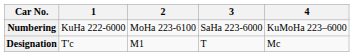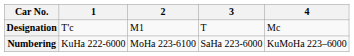rows swapped: (32, 43) <-> (32, 28)
